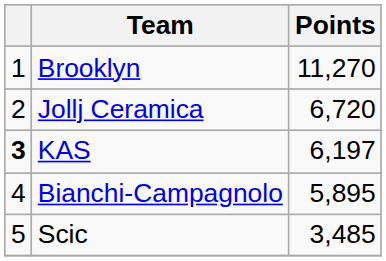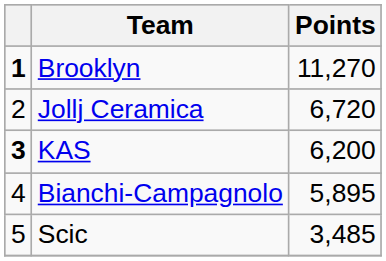(18, 67) normal -> (18, 67) bold
(343, 151) 6,197 -> (343, 151) 6,200
